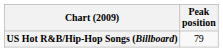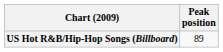(199, 39) 79 -> (199, 39) 89
